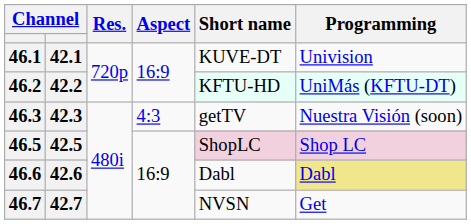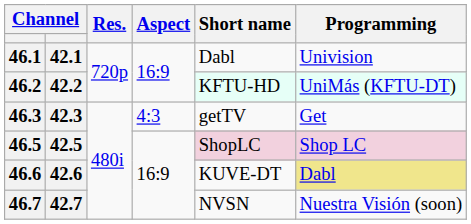(240, 57) KUVE-DT -> (217, 57) Dabl
(381, 116) Nuestra Visión (soon) -> (313, 116) Get
(217, 174) Dabl -> (240, 174) KUVE-DT
(313, 204) Get -> (381, 204) Nuestra Visión (soon)
